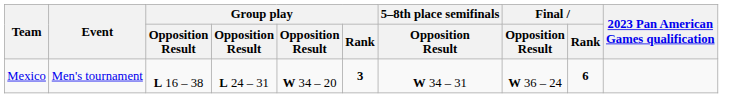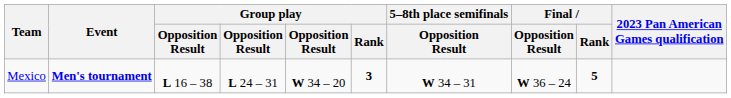(97, 75) normal -> (102, 75) bold
(585, 75) 6 -> (594, 75) 5
